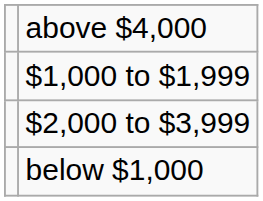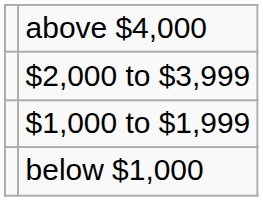rows swapped: (138, 123) <-> (138, 75)
